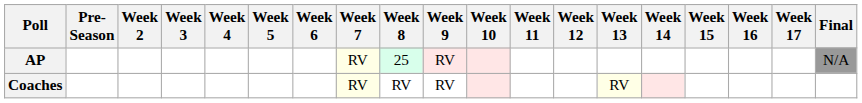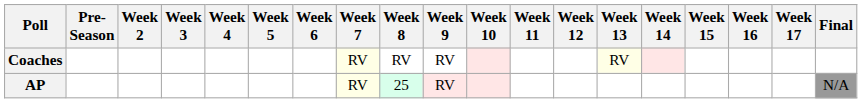rows swapped: (35, 60) <-> (35, 85)
